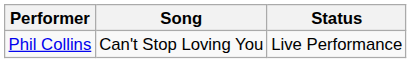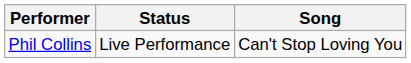columns swapped: (181, 17) <-> (337, 17)
